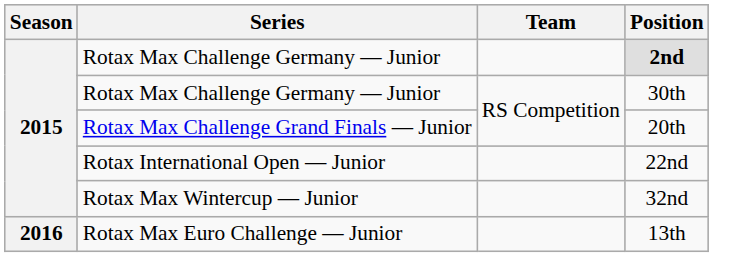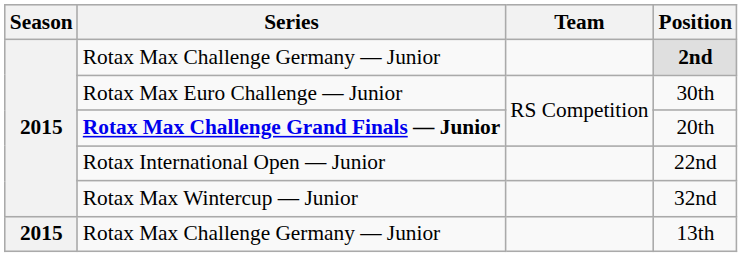(262, 92) Rotax Max Challenge Germany — Junior -> (243, 92) Rotax Max Euro Challenge — Junior
(277, 127) normal -> (292, 127) bold
(41, 233) 2016 -> (41, 233) 2015
(243, 233) Rotax Max Euro Challenge — Junior -> (262, 233) Rotax Max Challenge Germany — Junior
